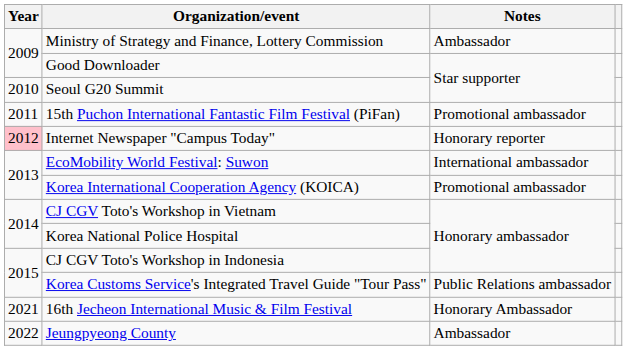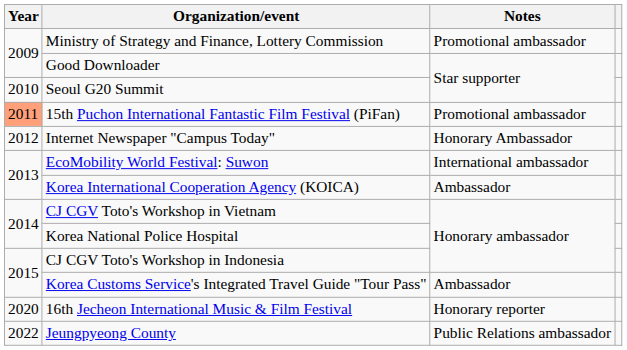(472, 41) Ambassador -> (510, 41) Promotional ambassador
(23, 114) no background -> (23, 114) lightsalmon background
(23, 138) pink background -> (23, 138) no background
(489, 138) Honorary reporter -> (503, 138) Honorary Ambassador
(510, 187) Promotional ambassador -> (472, 187) Ambassador
(522, 284) Public Relations ambassador -> (472, 284) Ambassador
(23, 308) 2021 -> (23, 308) 2020
(503, 308) Honorary Ambassador -> (489, 308) Honorary reporter
(472, 333) Ambassador -> (522, 333) Public Relations ambassador
